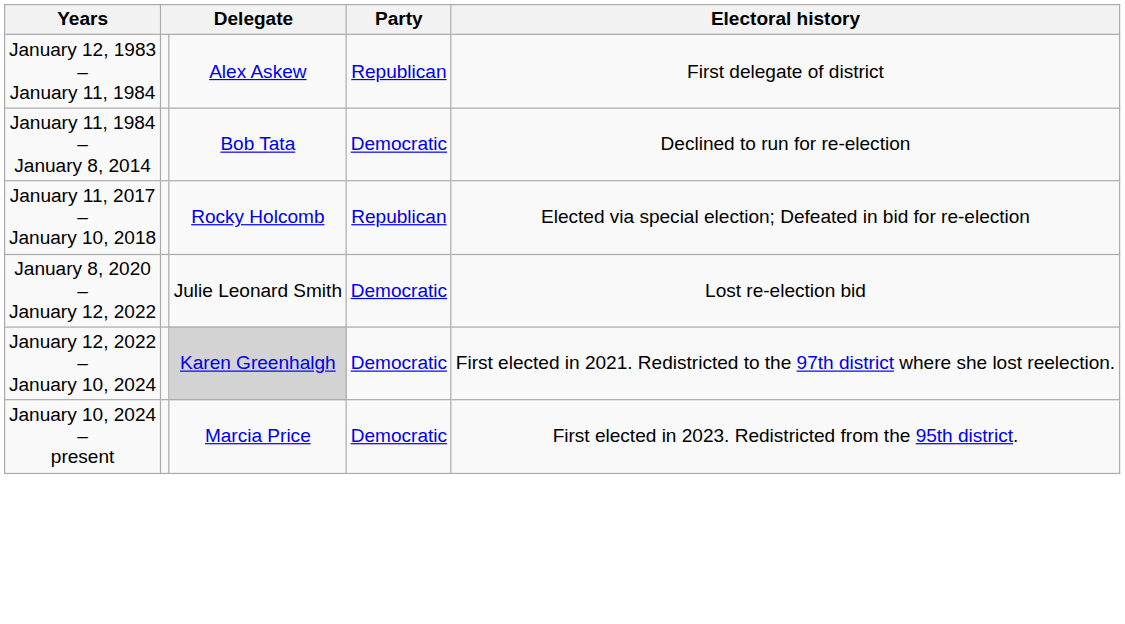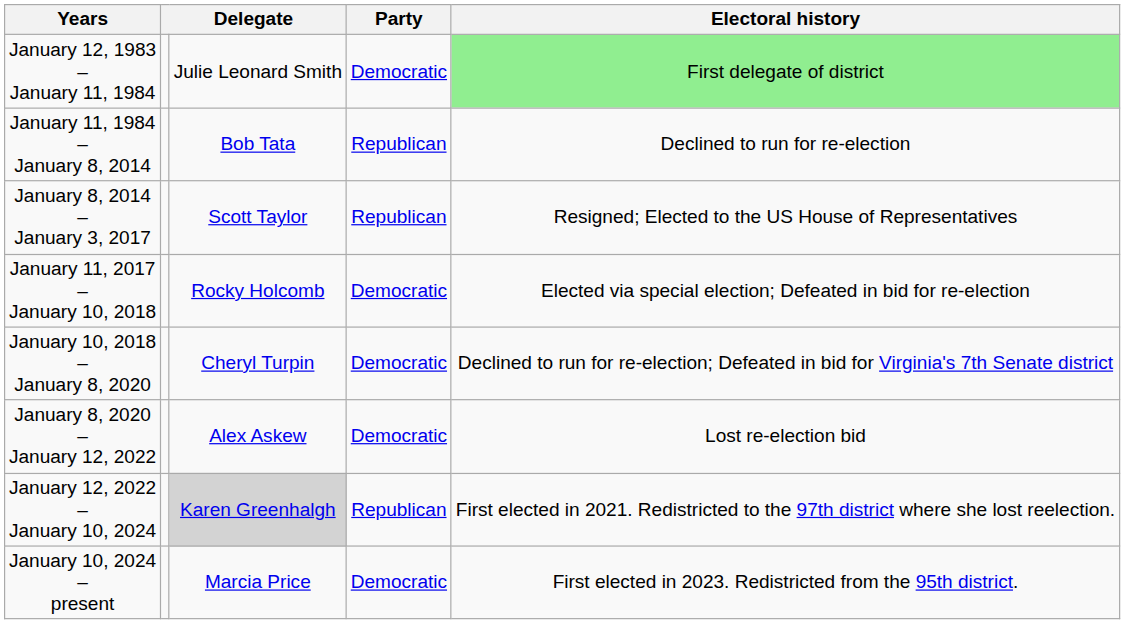(258, 71) Alex Askew -> (258, 71) Julie Leonard Smith
(399, 71) Republican -> (399, 71) Democratic
(785, 71) no background -> (785, 71) lightgreen background
(399, 144) Democratic -> (399, 144) Republican
+ row: (83, 217)
(399, 217) Republican -> (399, 290) Democratic
+ row: (83, 363)
(258, 290) Julie Leonard Smith -> (258, 436) Alex Askew
(399, 363) Democratic -> (399, 509) Republican
